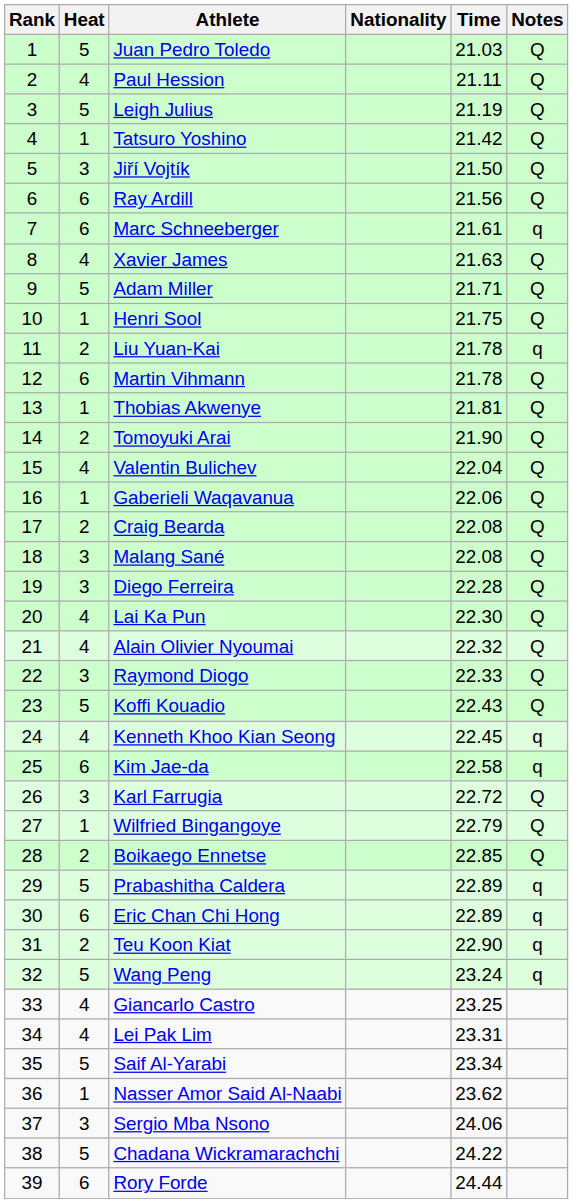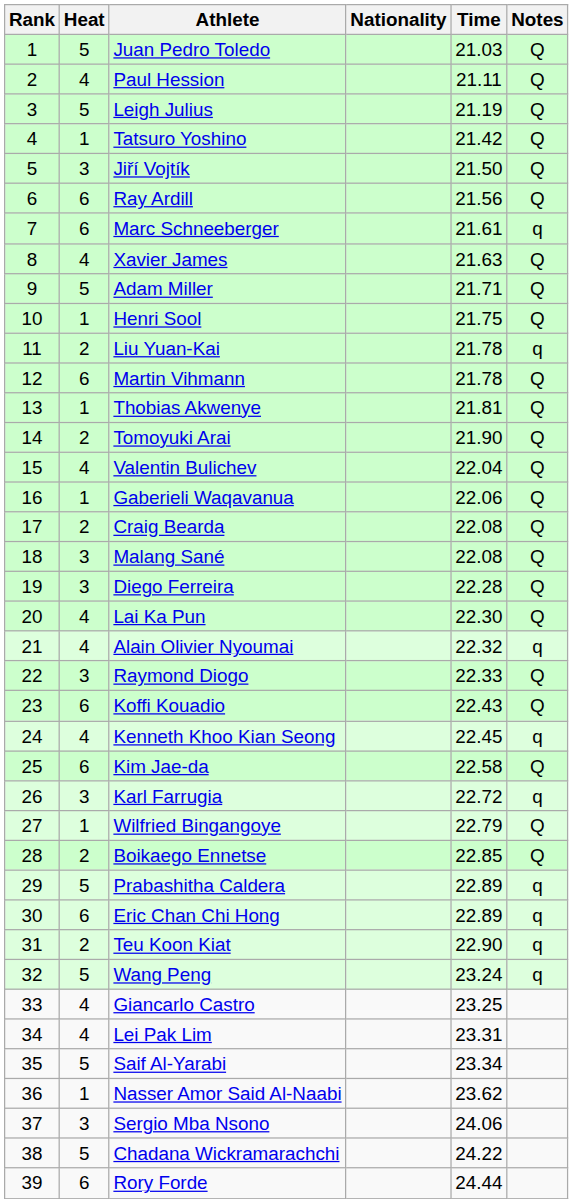(537, 646) Q -> (537, 646) q
(84, 706) 5 -> (84, 706) 6
(537, 766) q -> (537, 766) Q
(537, 796) Q -> (537, 796) q
